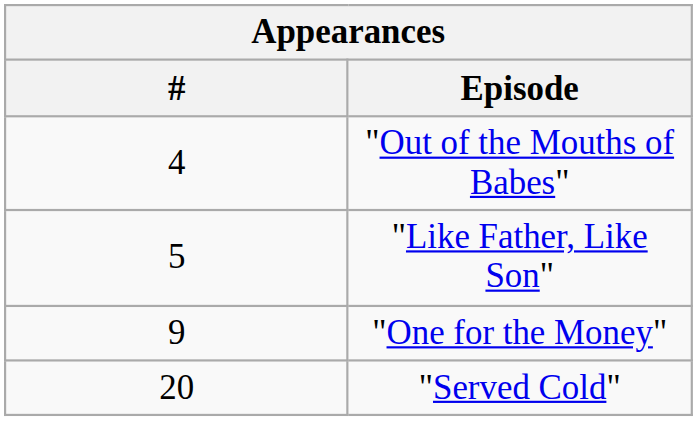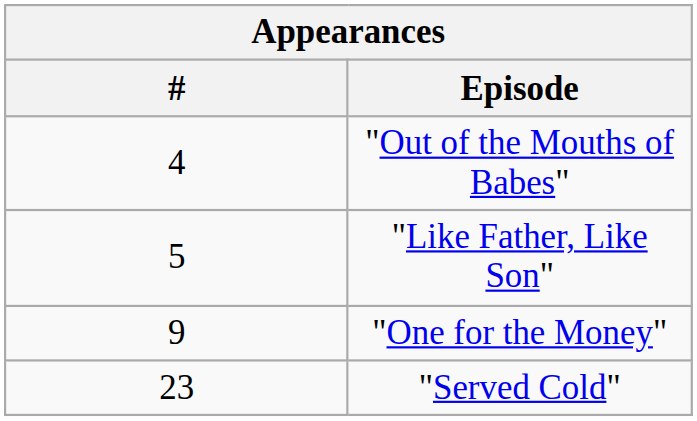(177, 387) 20 -> (177, 387) 23
